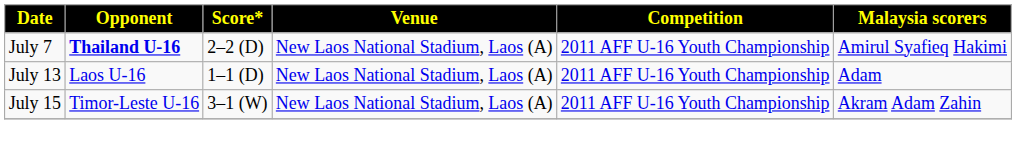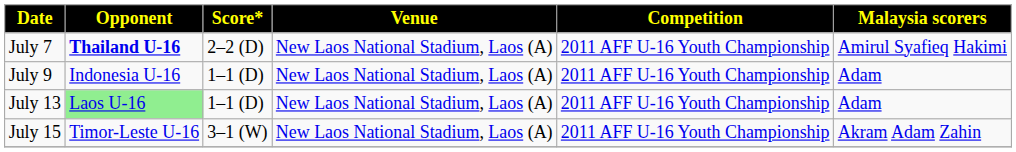+ row: (30, 75)
(107, 75) no background -> (107, 103) lightgreen background
